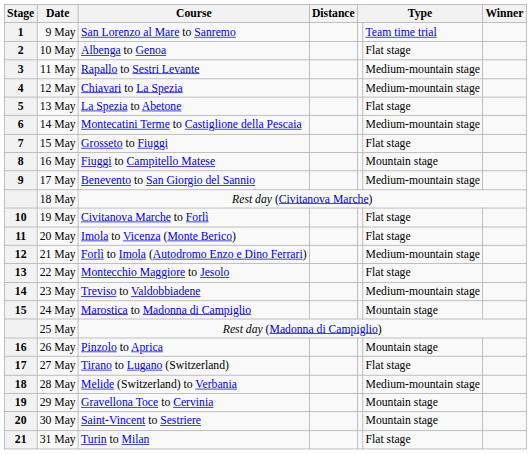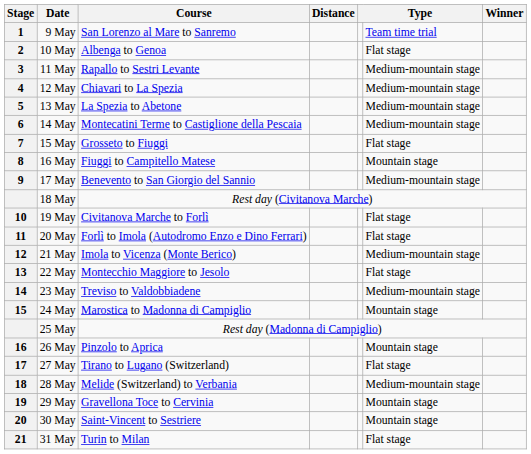(388, 106) Flat stage -> (423, 106) Medium-mountain stage
(158, 236) Imola to Vicenza (Monte Berico) -> (194, 236) Forlì to Imola (Autodromo Enzo e Dino Ferrari)
(194, 254) Forlì to Imola (Autodromo Enzo e Dino Ferrari) -> (158, 254) Imola to Vicenza (Monte Berico)
